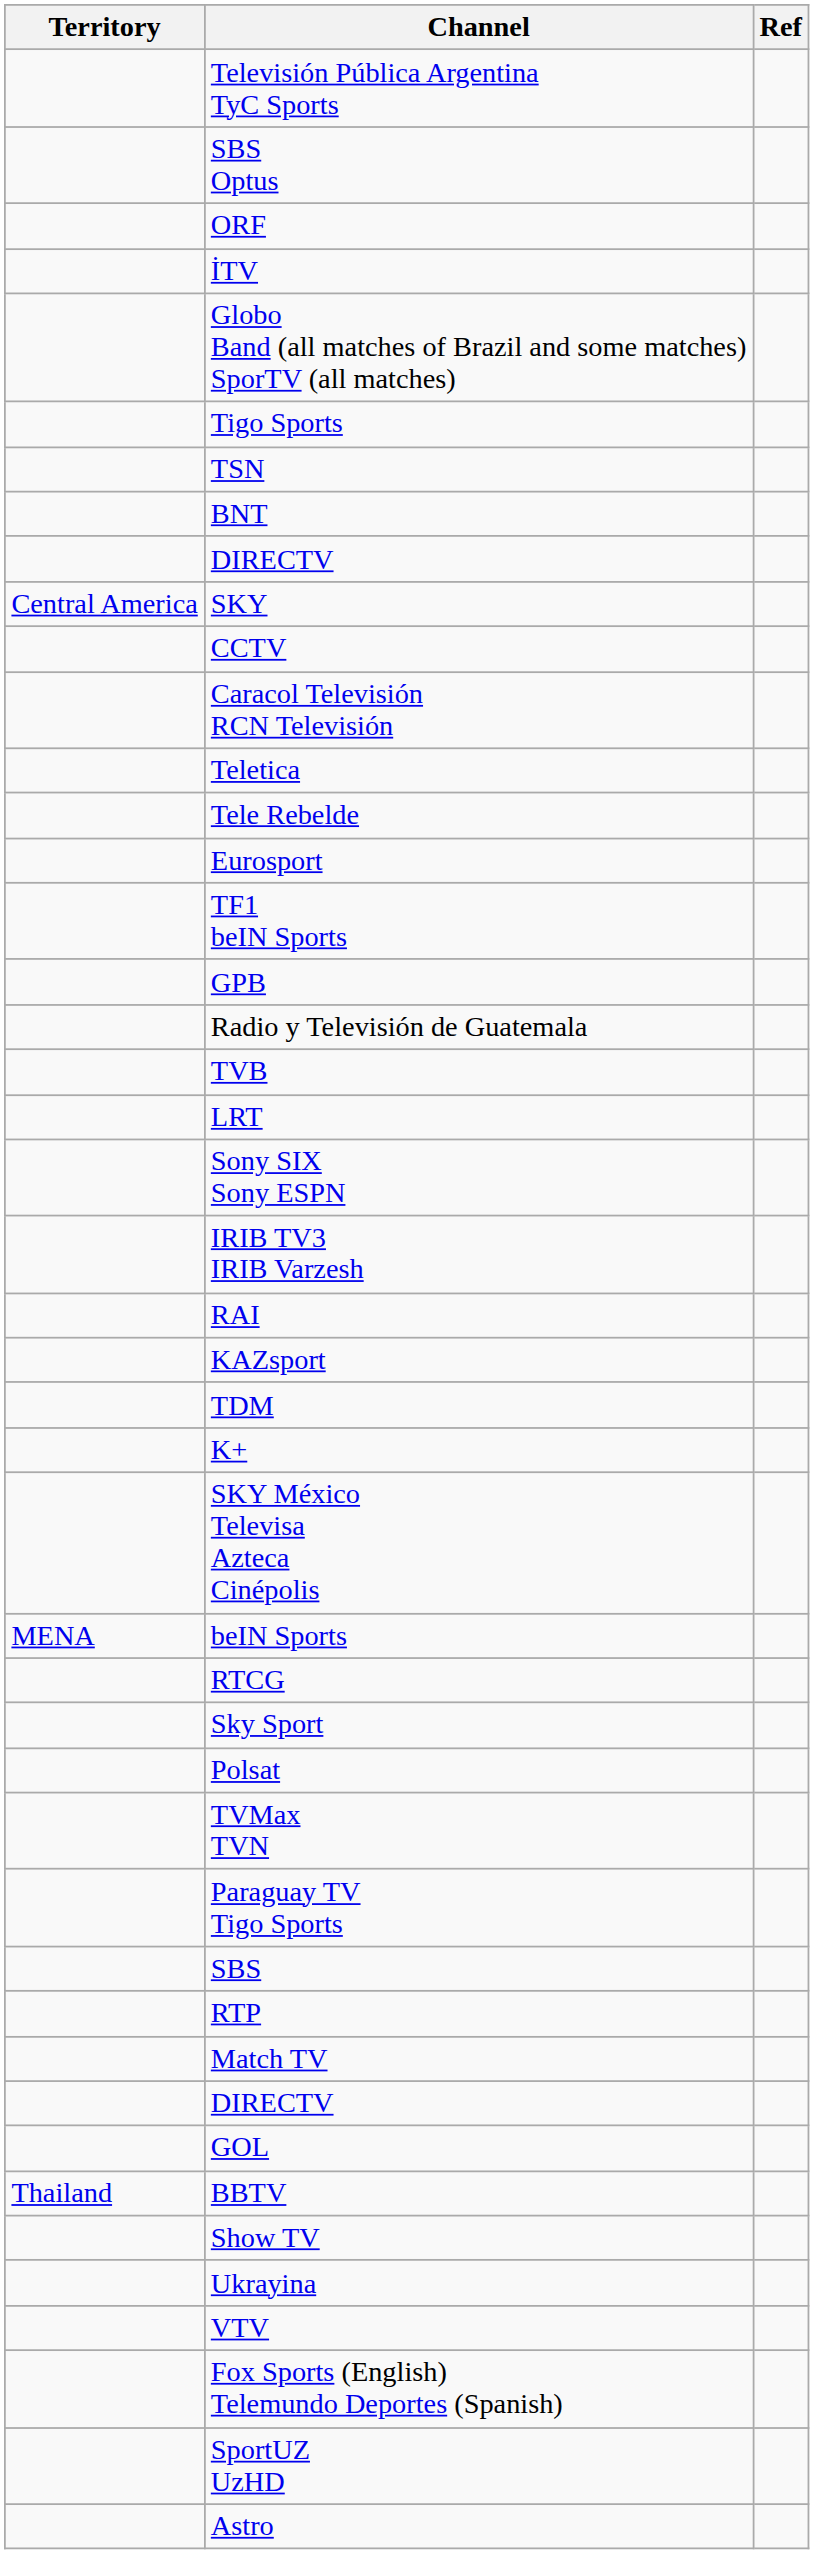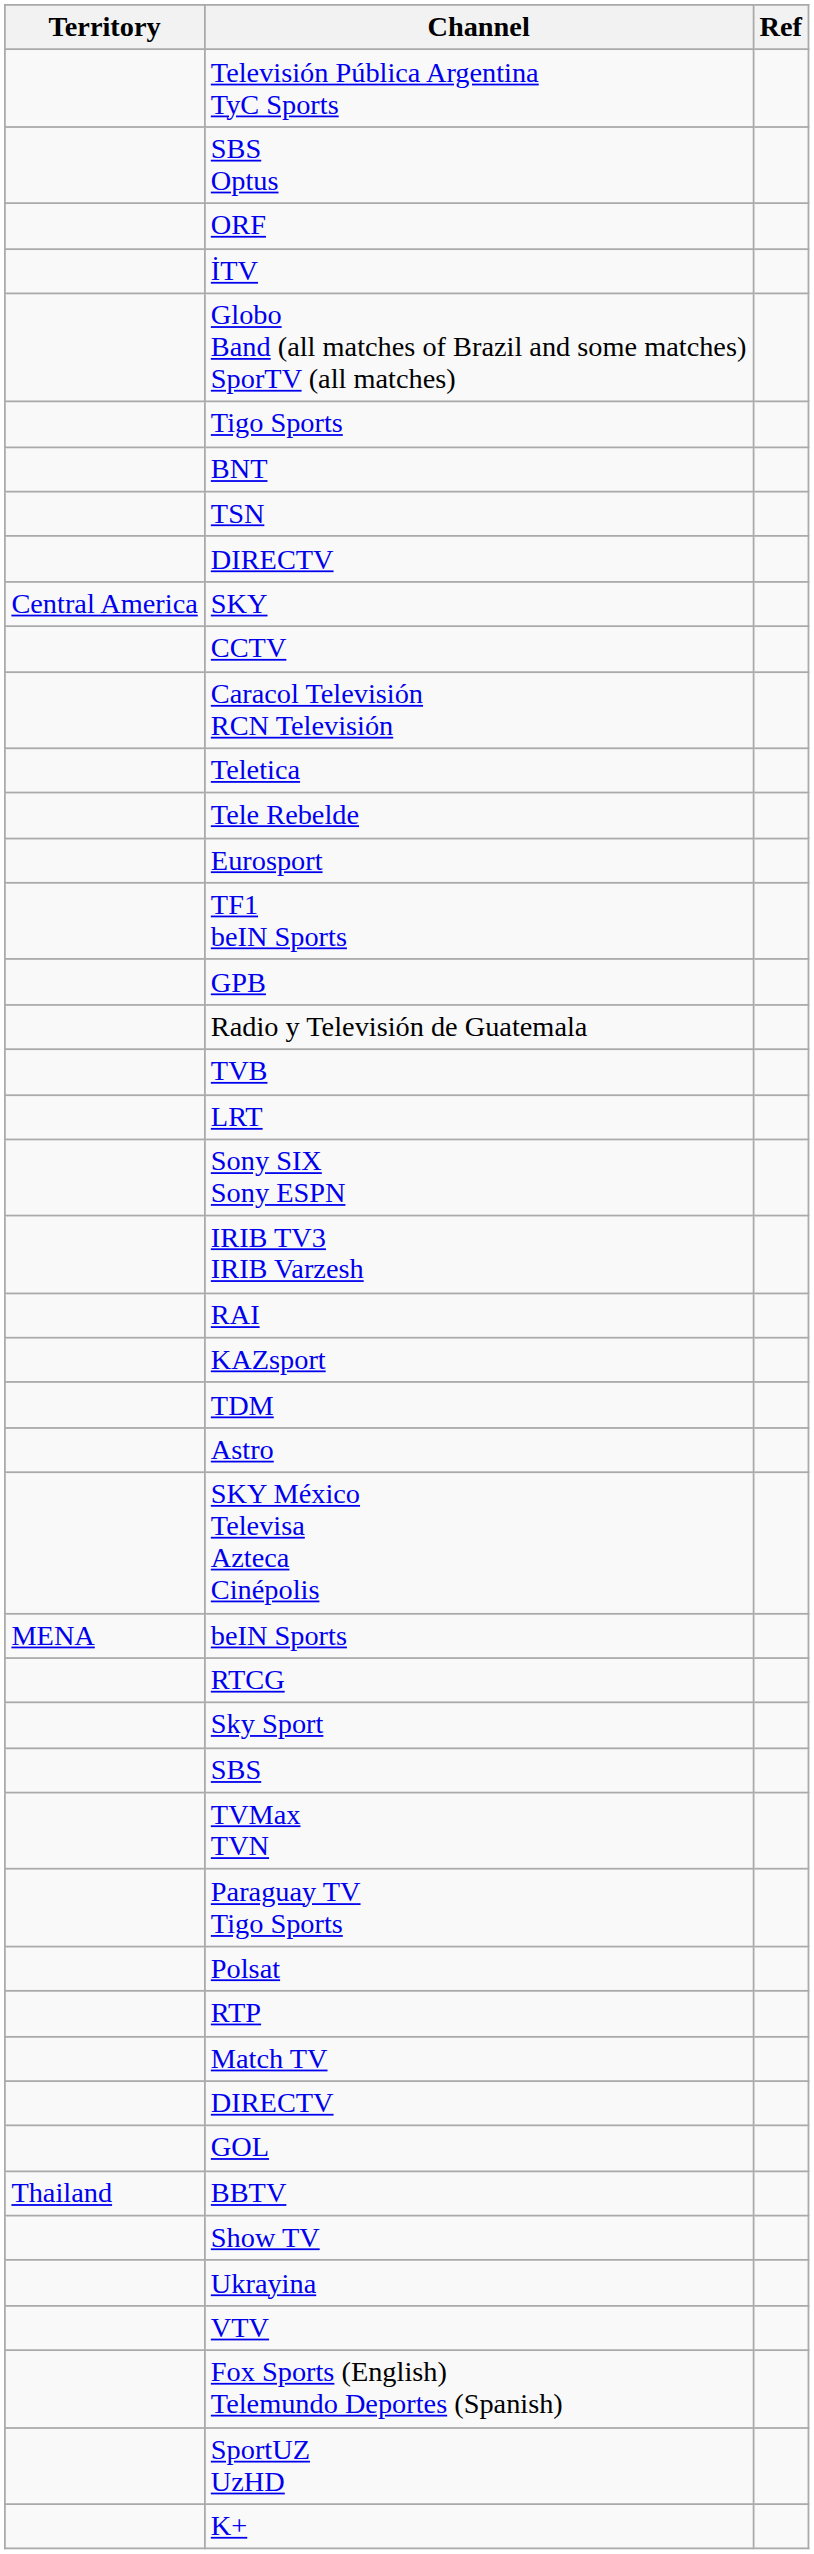rows swapped: (105, 514) <-> (105, 469)
rows swapped: (105, 2526) <-> (105, 1450)
rows swapped: (105, 1969) <-> (105, 1770)
